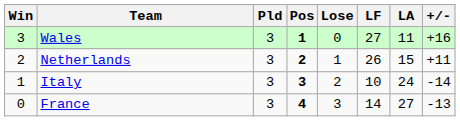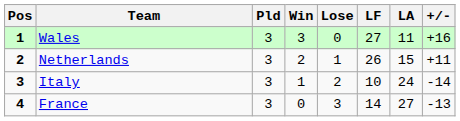columns swapped: (302, 16) <-> (21, 16)
